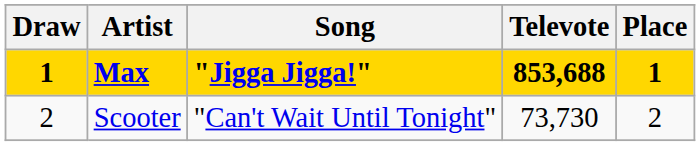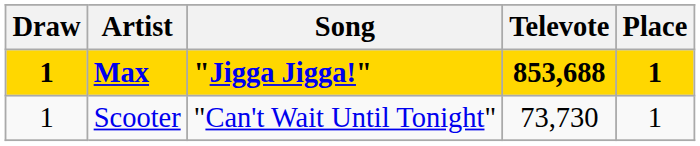(47, 117) 2 -> (47, 117) 1
(655, 117) 2 -> (655, 117) 1
